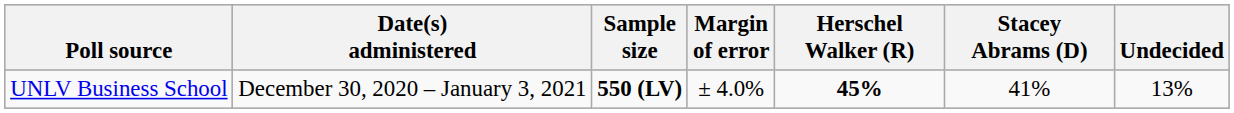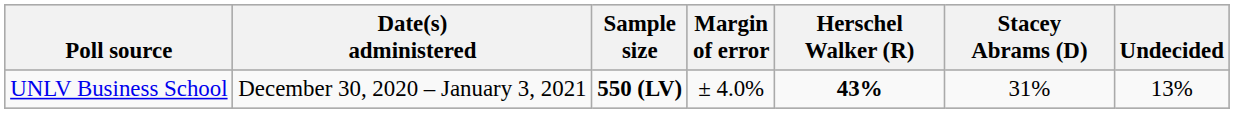(860, 88) 45% -> (860, 88) 43%
(1029, 88) 41% -> (1029, 88) 31%
